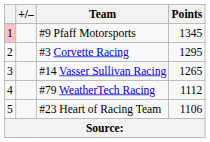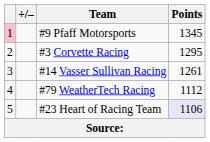(191, 71) 1265 -> (191, 71) 1261
(191, 109) no background -> (191, 109) lavender background
